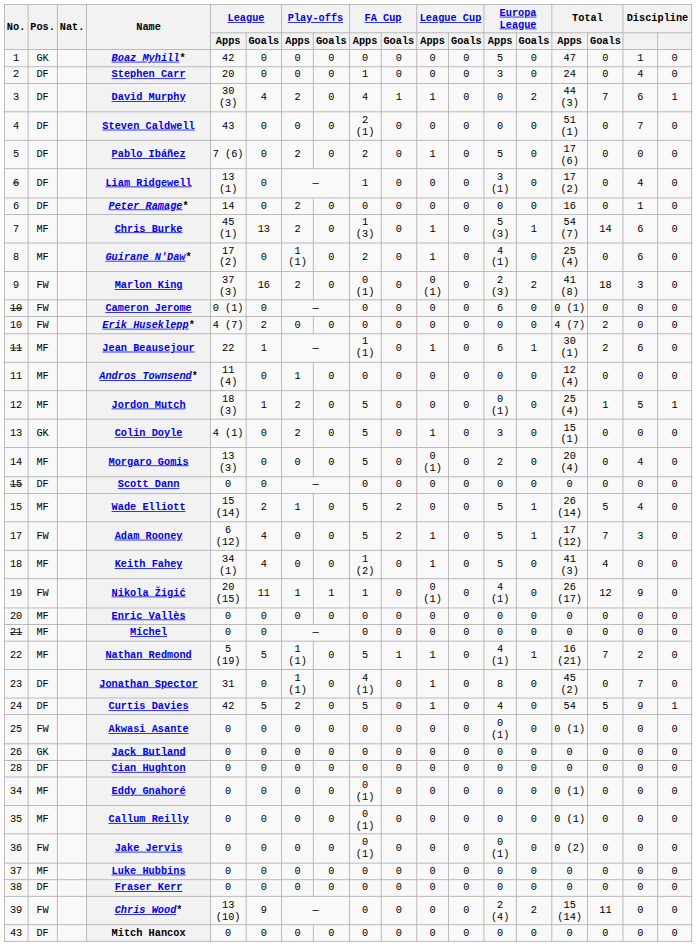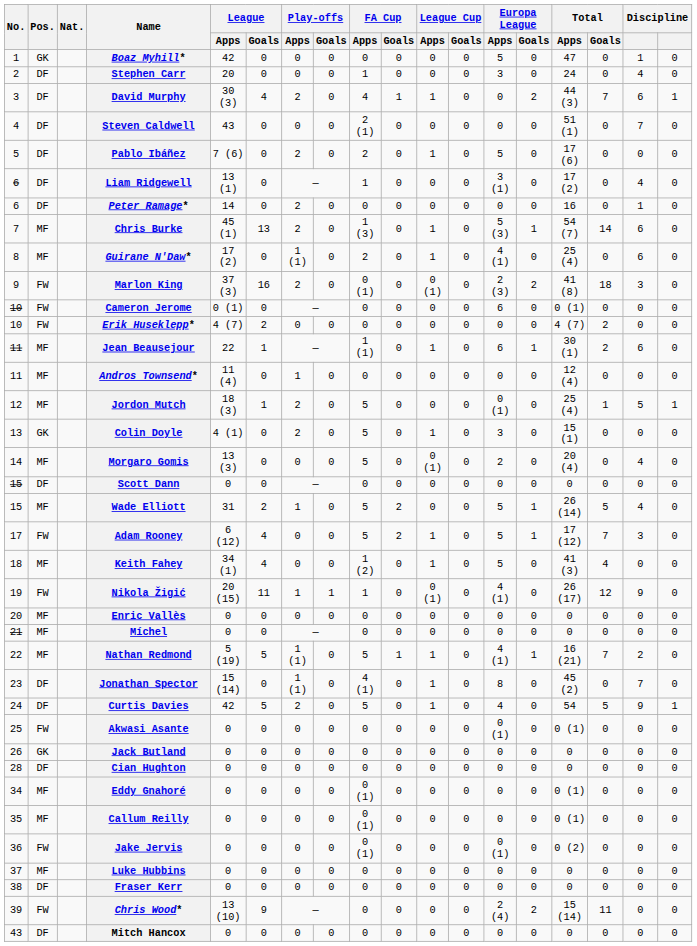(228, 508) 15 (14) -> (228, 508) 31
(228, 684) 31 -> (228, 684) 15 (14)
